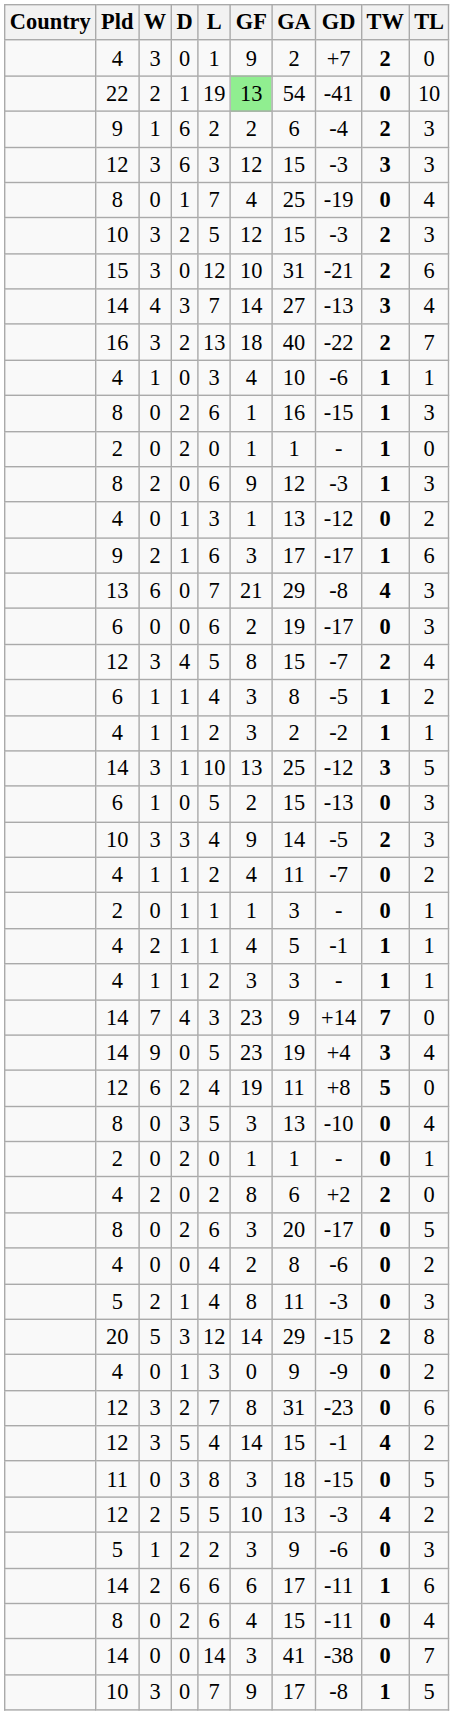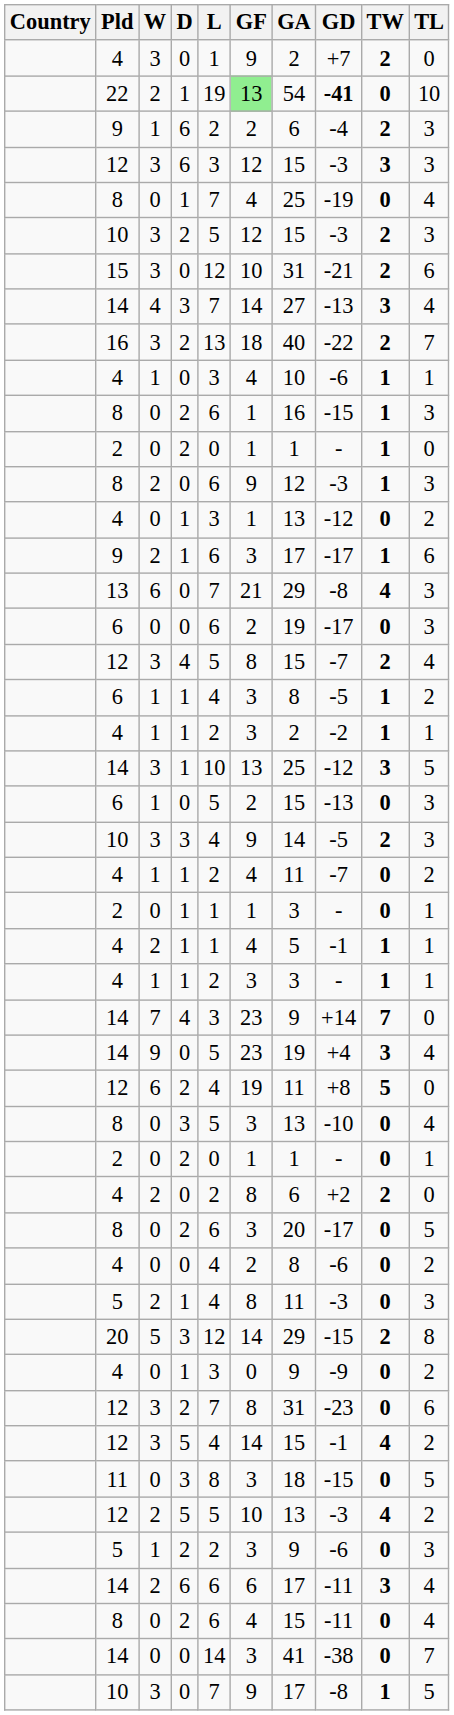(339, 93) normal -> (339, 93) bold
(385, 1585) 1 -> (385, 1585) 3
(429, 1585) 6 -> (429, 1585) 4
